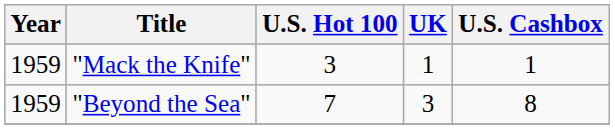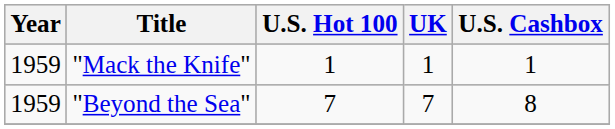(330, 64) 3 -> (330, 64) 1
(428, 104) 3 -> (428, 104) 7
